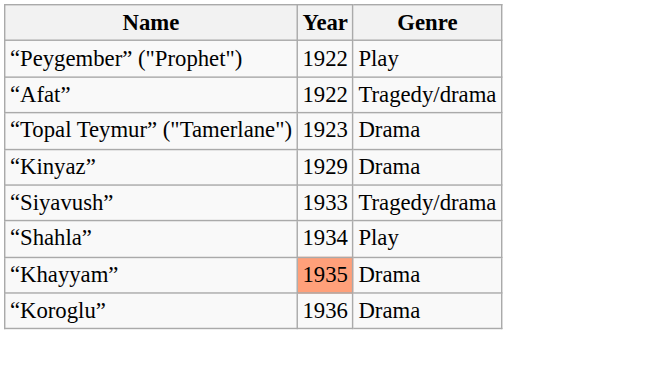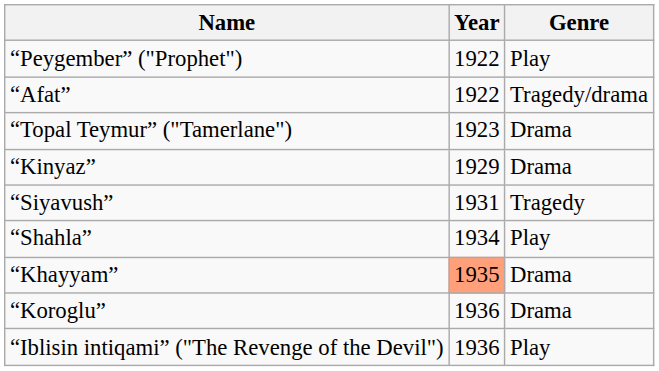(325, 202) 1933 -> (477, 202) 1931
(427, 202) Tragedy/drama -> (547, 202) Tragedy
+ row: (227, 346)
